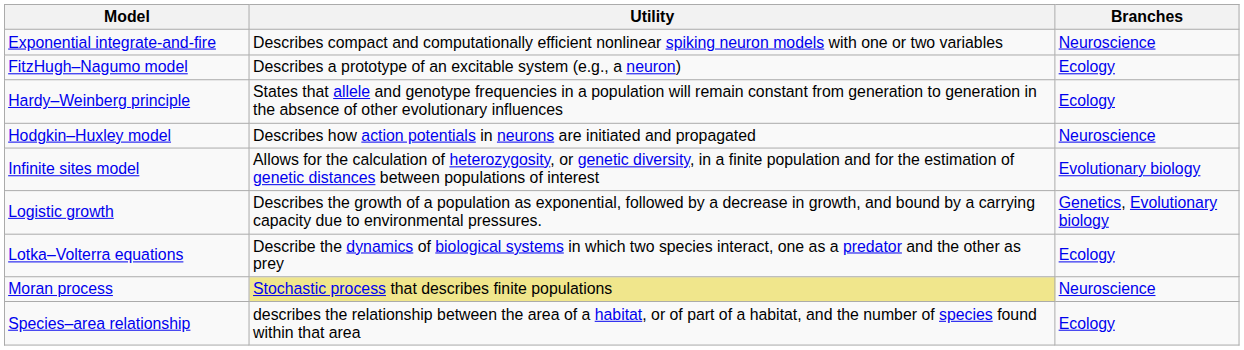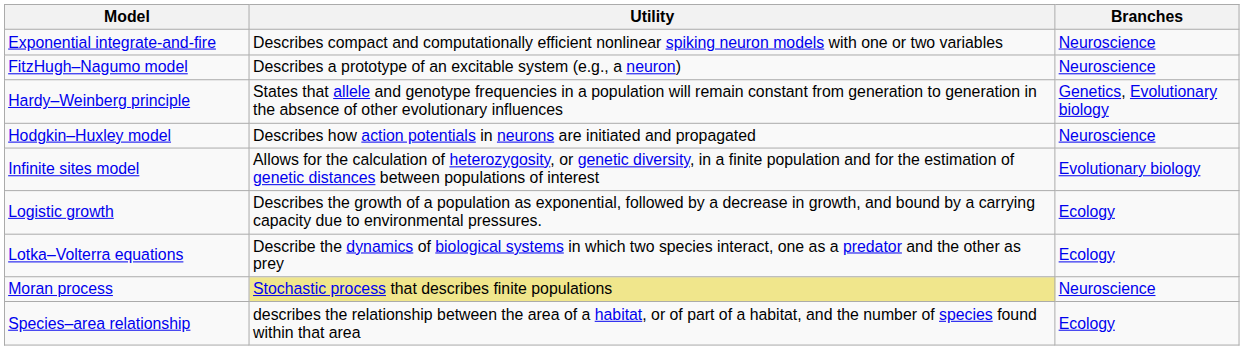(1087, 67) Ecology -> (1107, 67) Neuroscience
(1087, 101) Ecology -> (1138, 101) Genetics, Evolutionary biology
(1138, 212) Genetics, Evolutionary biology -> (1087, 212) Ecology
